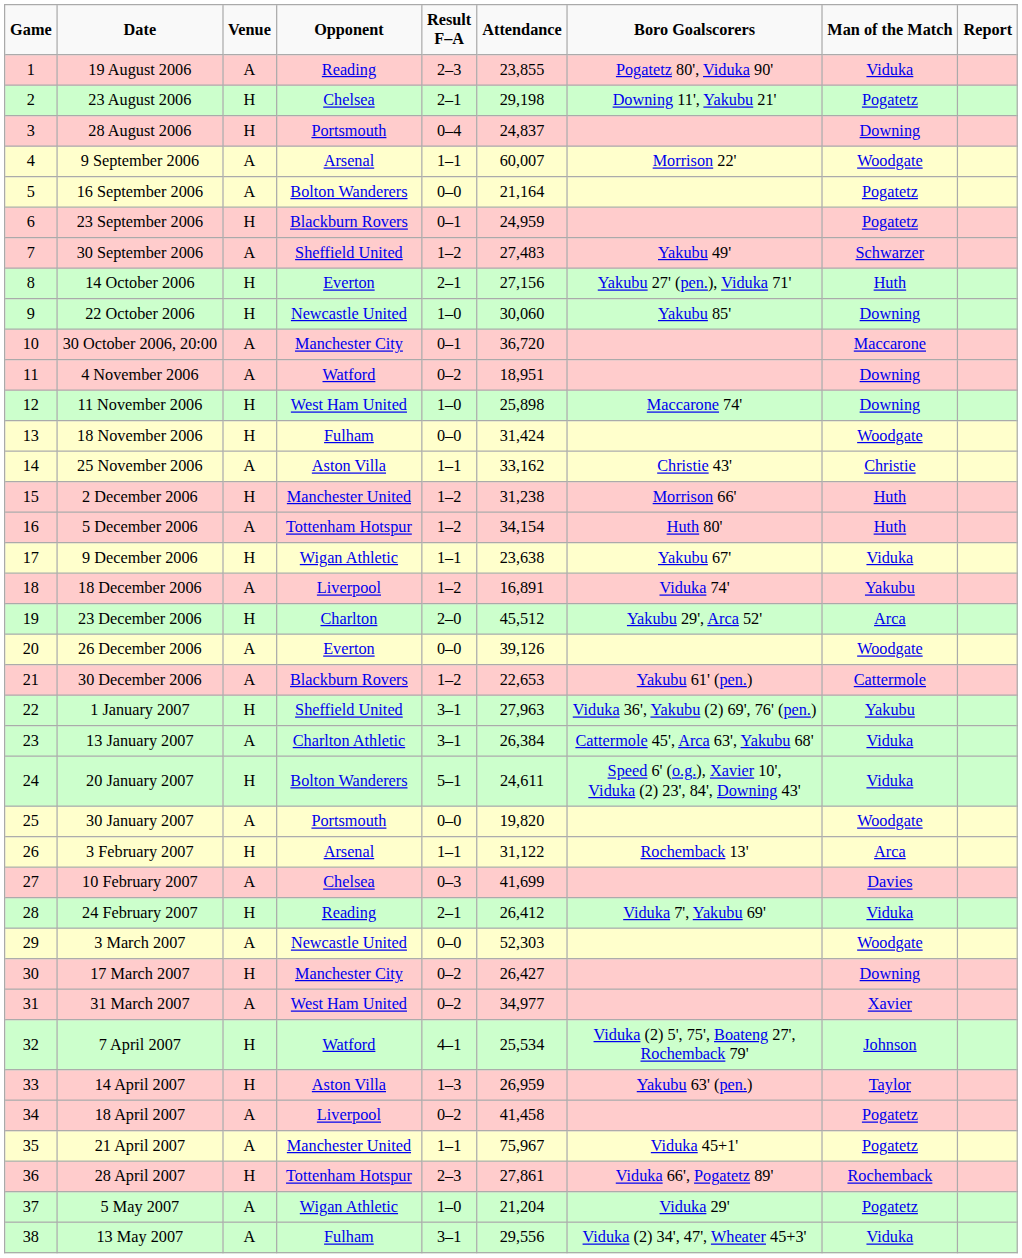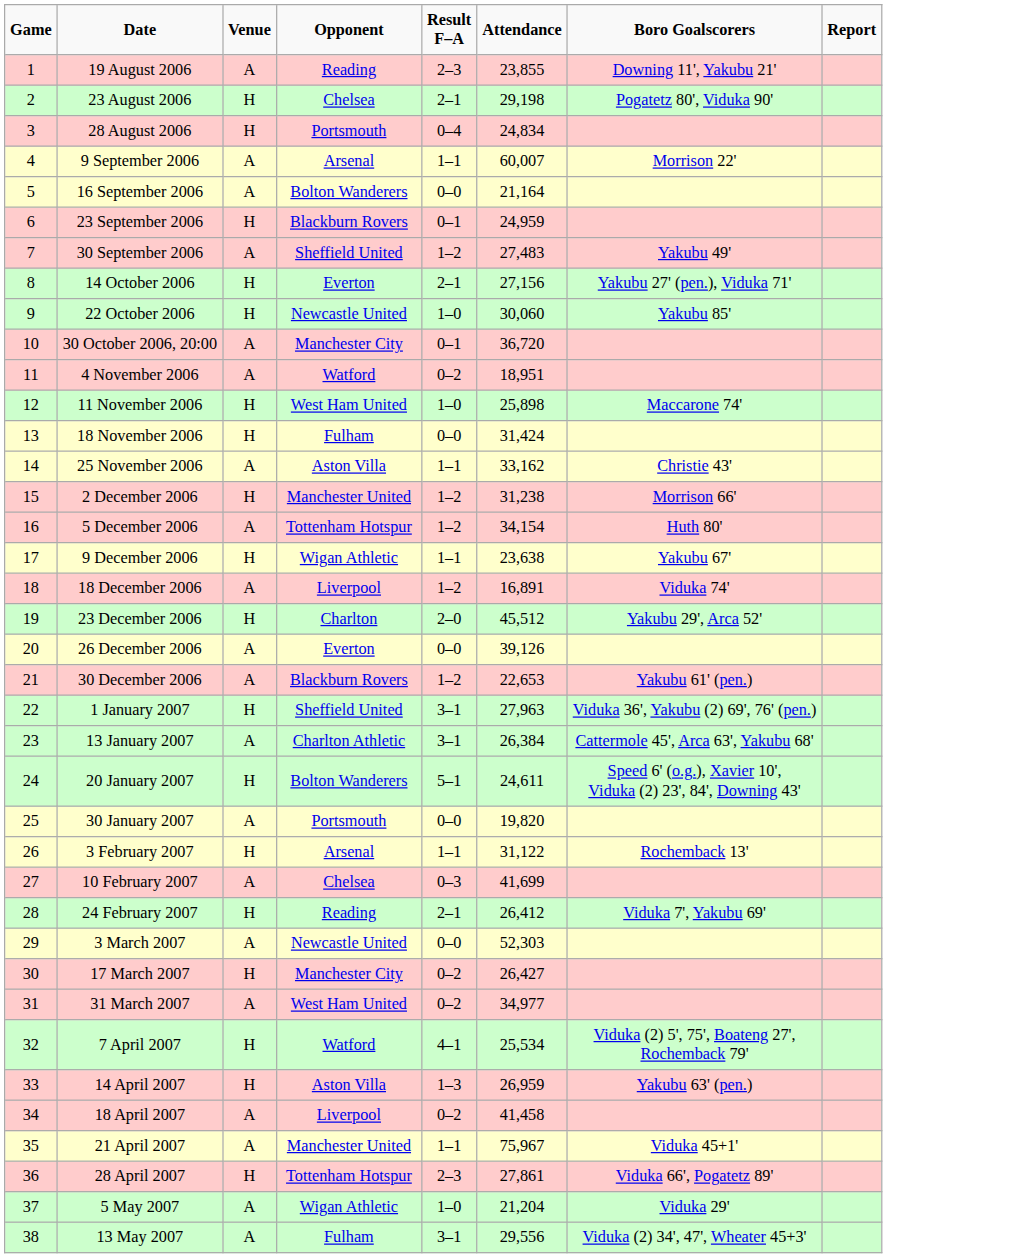- column: (890, 29)
(695, 70) Pogatetz 80', Viduka 90' -> (695, 70) Downing 11', Yakubu 21'
(695, 100) Downing 11', Yakubu 21' -> (695, 100) Pogatetz 80', Viduka 90'
(522, 131) 24,837 -> (522, 131) 24,834
